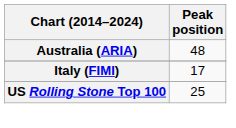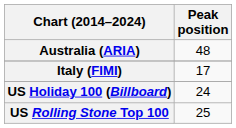+ row: (89, 92)
